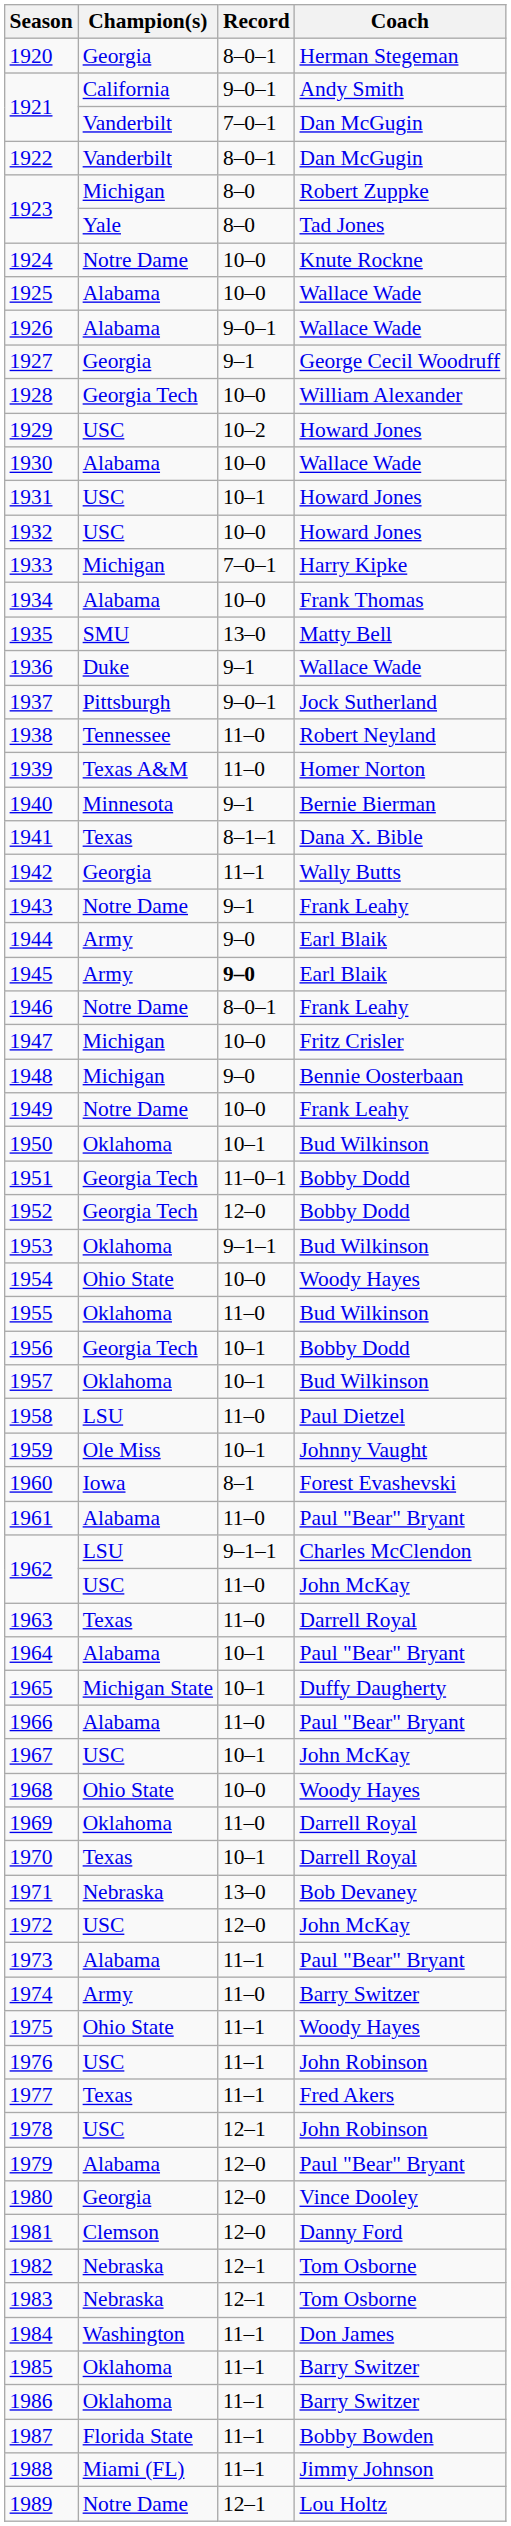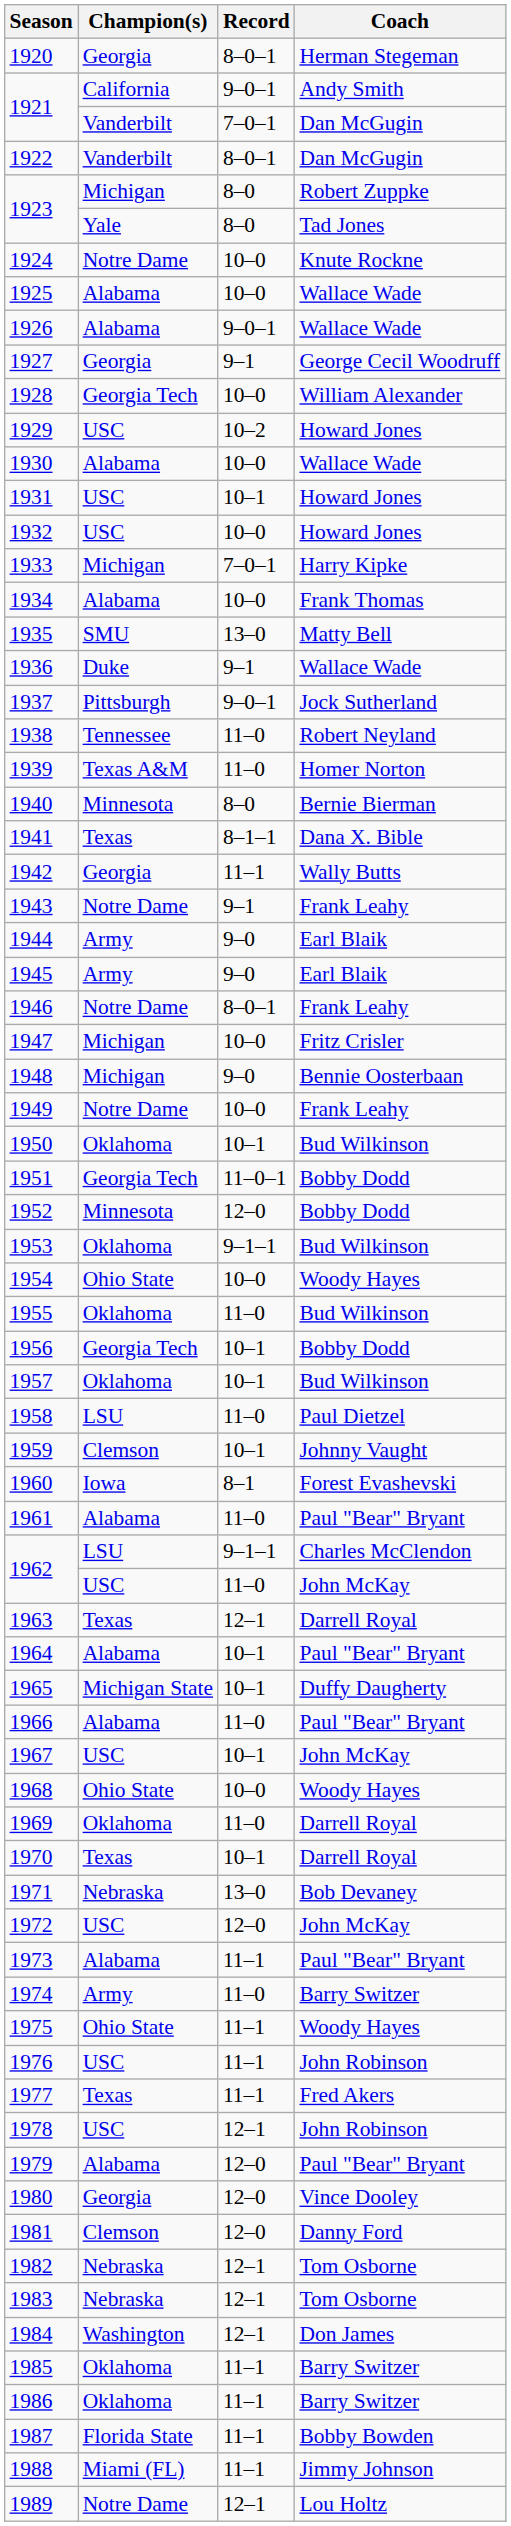(239, 803) 9–1 -> (239, 803) 8–0
(239, 973) bold -> (239, 973) normal
(140, 1211) Georgia Tech -> (128, 1211) Minnesota
(122, 1449) Ole Miss -> (121, 1449) Clemson
(244, 1619) 11–0 -> (244, 1619) 12–1
(244, 2333) 11–1 -> (244, 2333) 12–1
